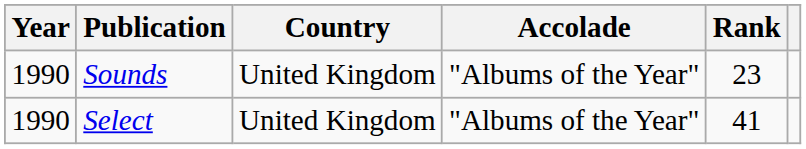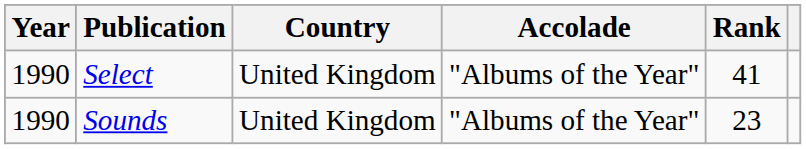rows swapped: (125, 73) <-> (118, 119)
